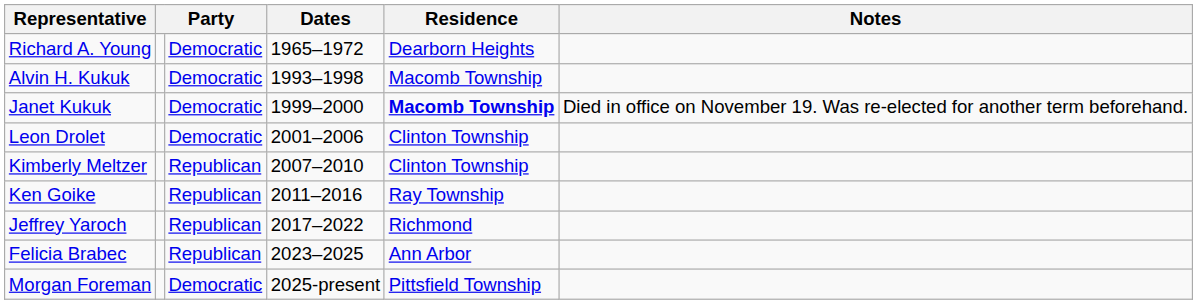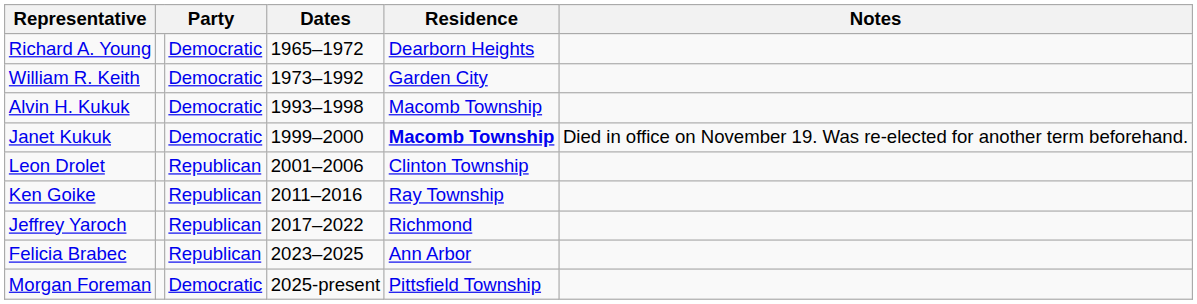+ row: (74, 78)
(215, 136) Democratic -> (215, 166) Republican
- row: (78, 166)
